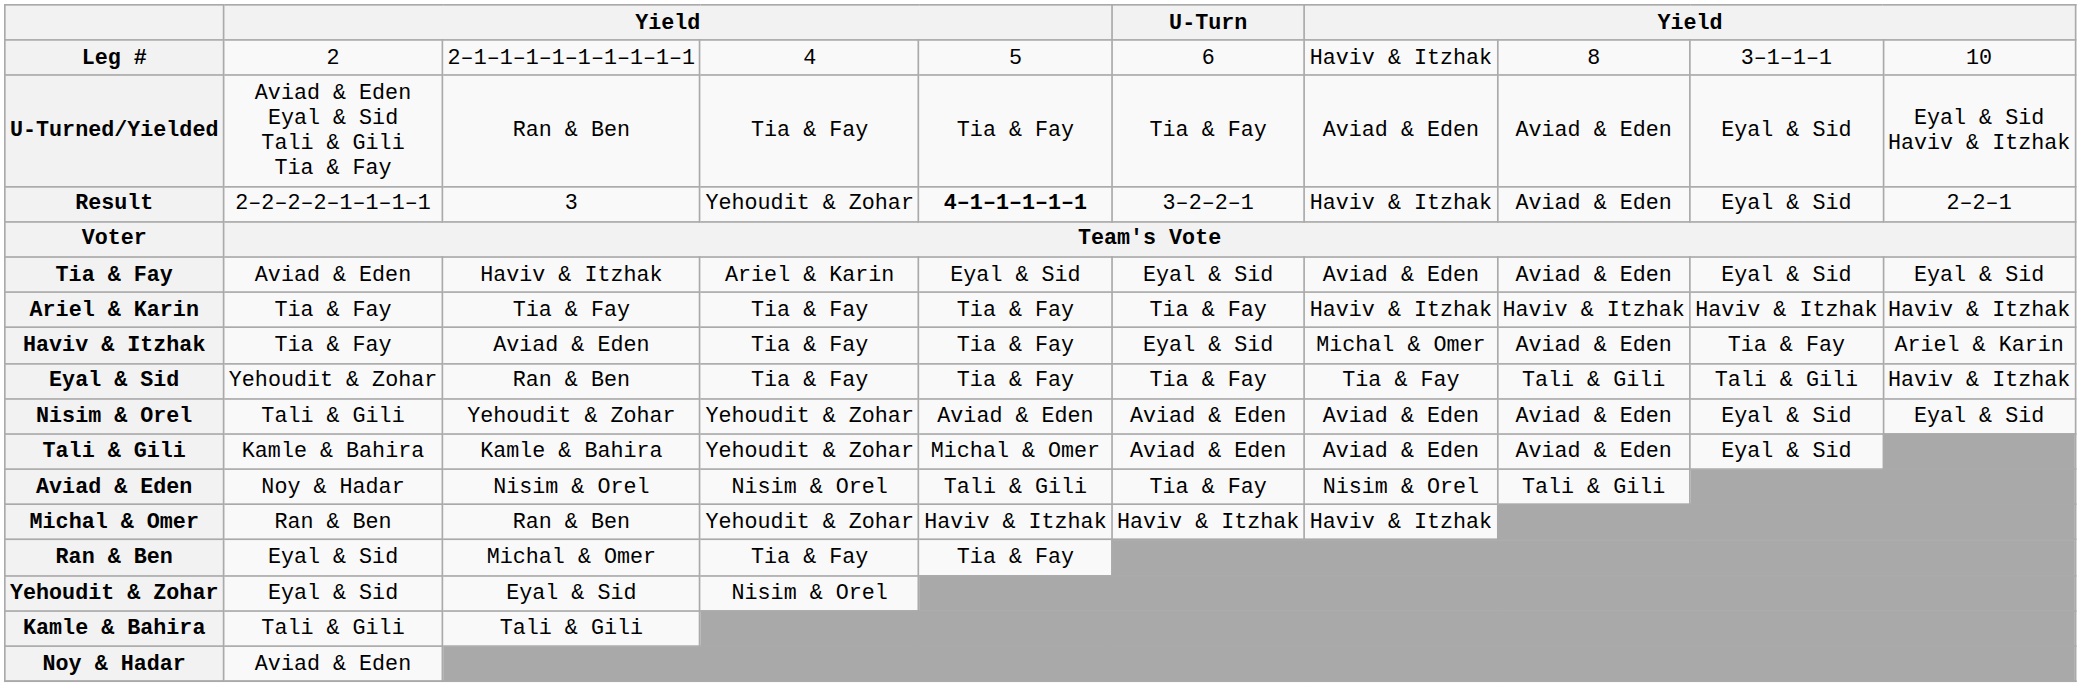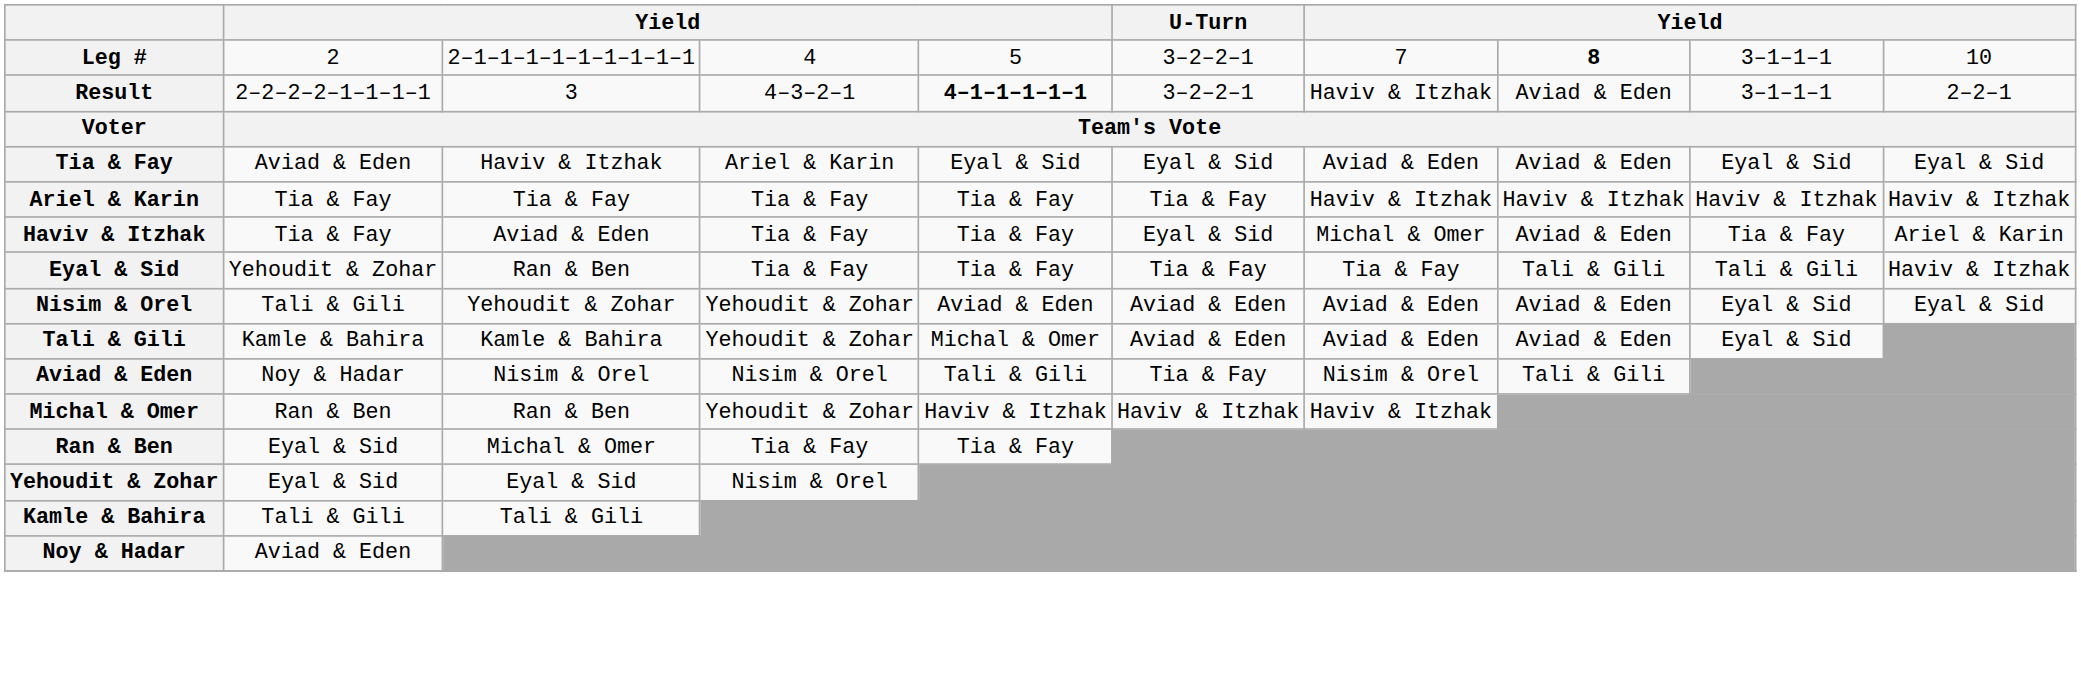(1208, 58) 6 -> (1208, 58) 3–2–2–1
(1401, 58) Haviv & Itzhak -> (1401, 58) 7
(1594, 58) normal -> (1594, 58) bold
- row: (114, 131)
(810, 204) Yehoudit & Zohar -> (810, 93) 4–3–2–1
(1786, 204) Eyal & Sid -> (1786, 93) 3–1–1–1
